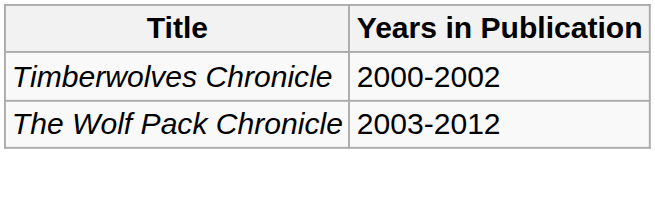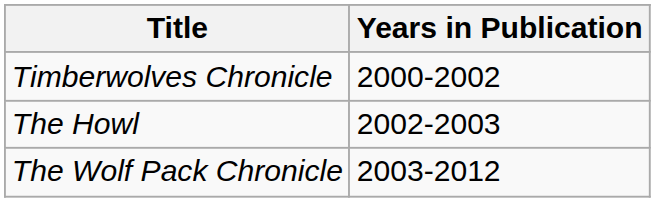+ row: (75, 123)
